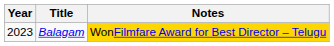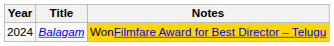(20, 32) 2023 -> (20, 32) 2024
